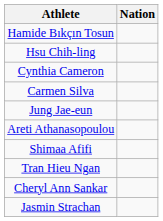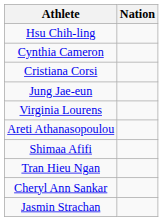- row: (61, 33)
+ row: (61, 71)
- row: (61, 91)
+ row: (61, 110)
